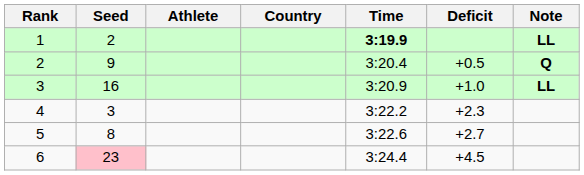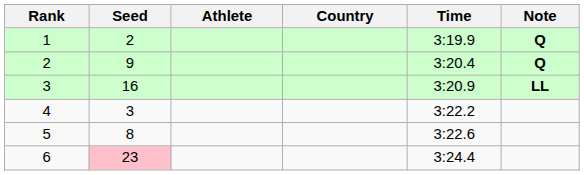- column: (470, 16)
(386, 39) bold -> (454, 39) normal
(546, 39) LL -> (540, 39) Q
